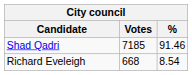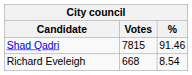(134, 45) 7185 -> (134, 45) 7815
